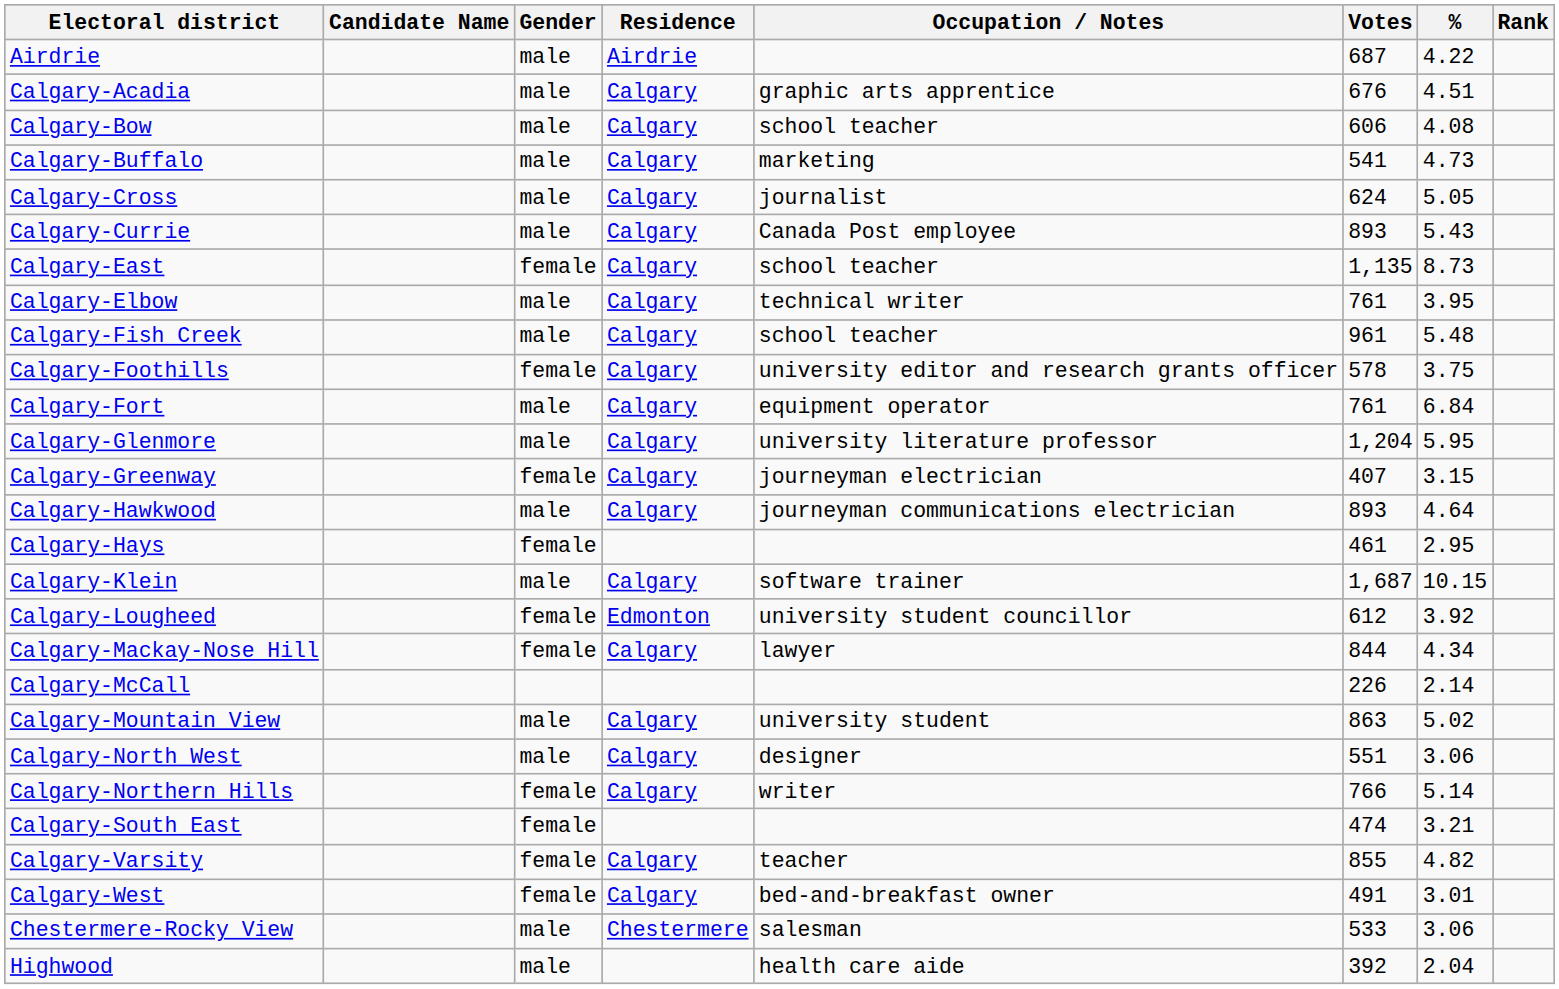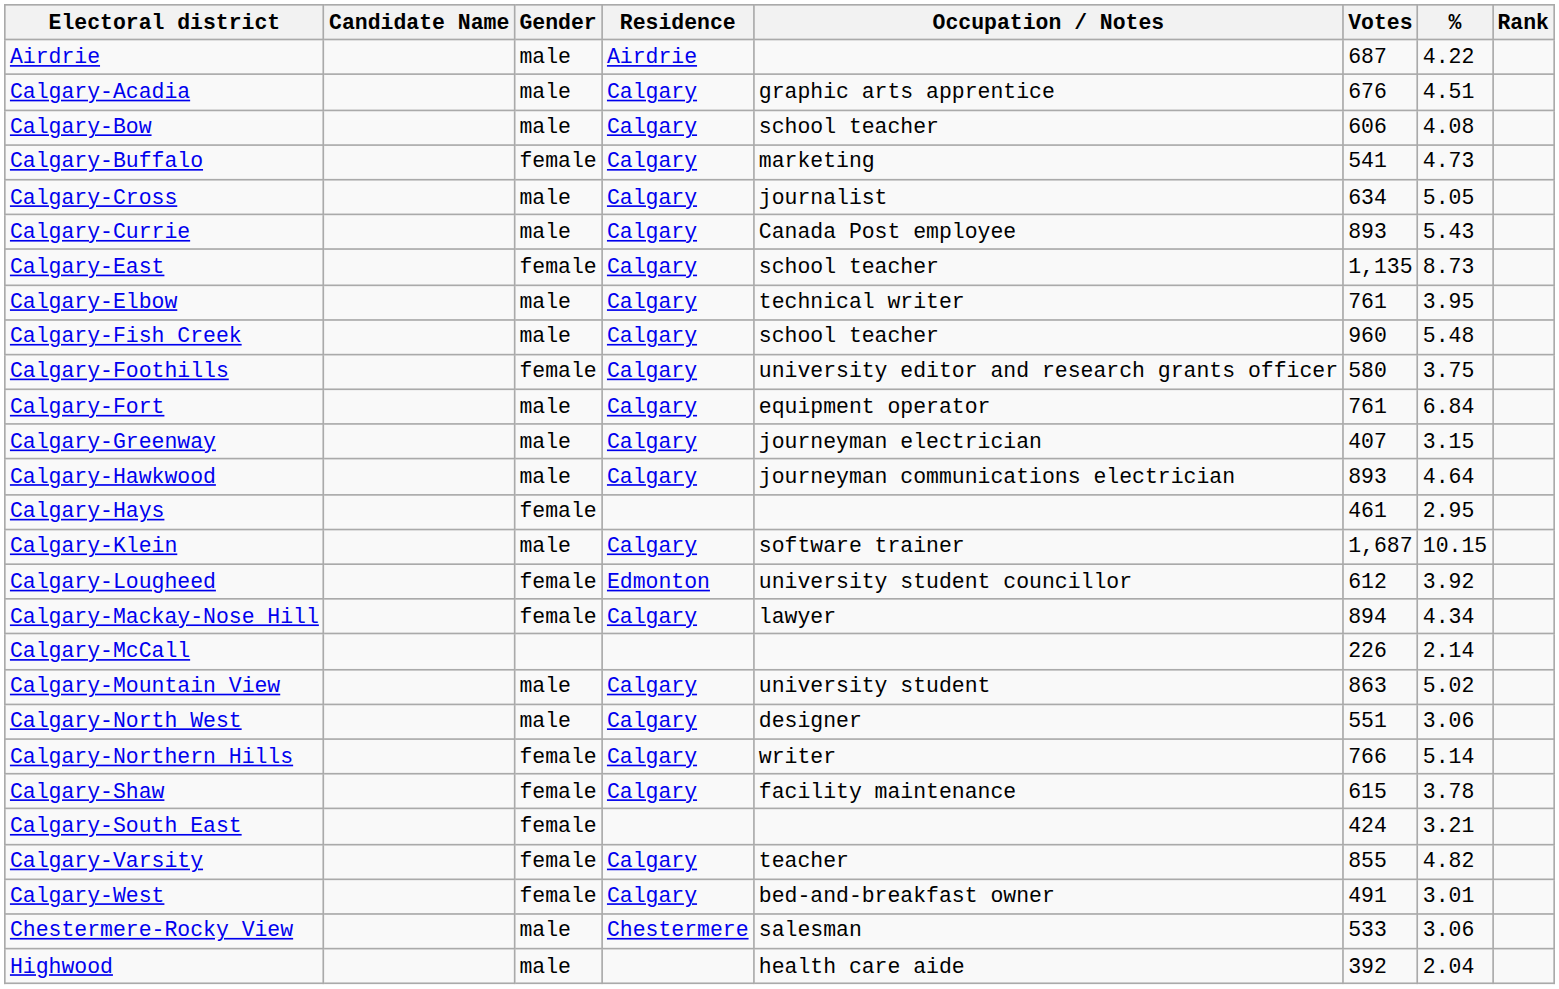(545, 162) male -> (558, 162) female
(1368, 197) 624 -> (1368, 197) 634
(1368, 337) 961 -> (1368, 337) 960
(1368, 372) 578 -> (1368, 372) 580
- row: (113, 442)
(558, 477) female -> (545, 442) male
(1368, 652) 844 -> (1368, 617) 894
+ row: (87, 791)
(1368, 826) 474 -> (1368, 826) 424
